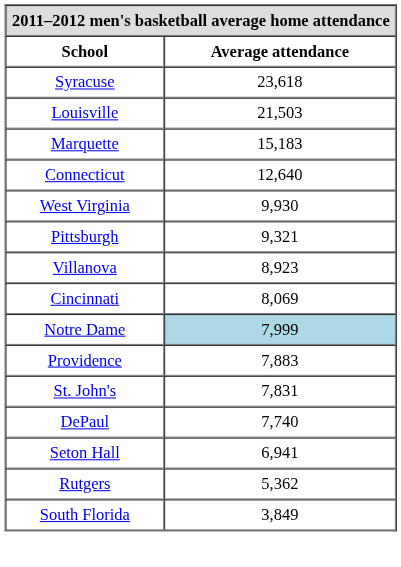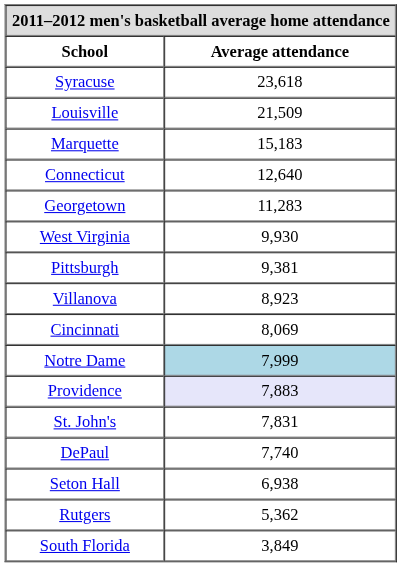(280, 113) 21,503 -> (280, 113) 21,509
+ row: (85, 205)
(280, 236) 9,321 -> (280, 267) 9,381
(280, 360) no background -> (280, 391) lavender background
(280, 453) 6,941 -> (280, 483) 6,938
